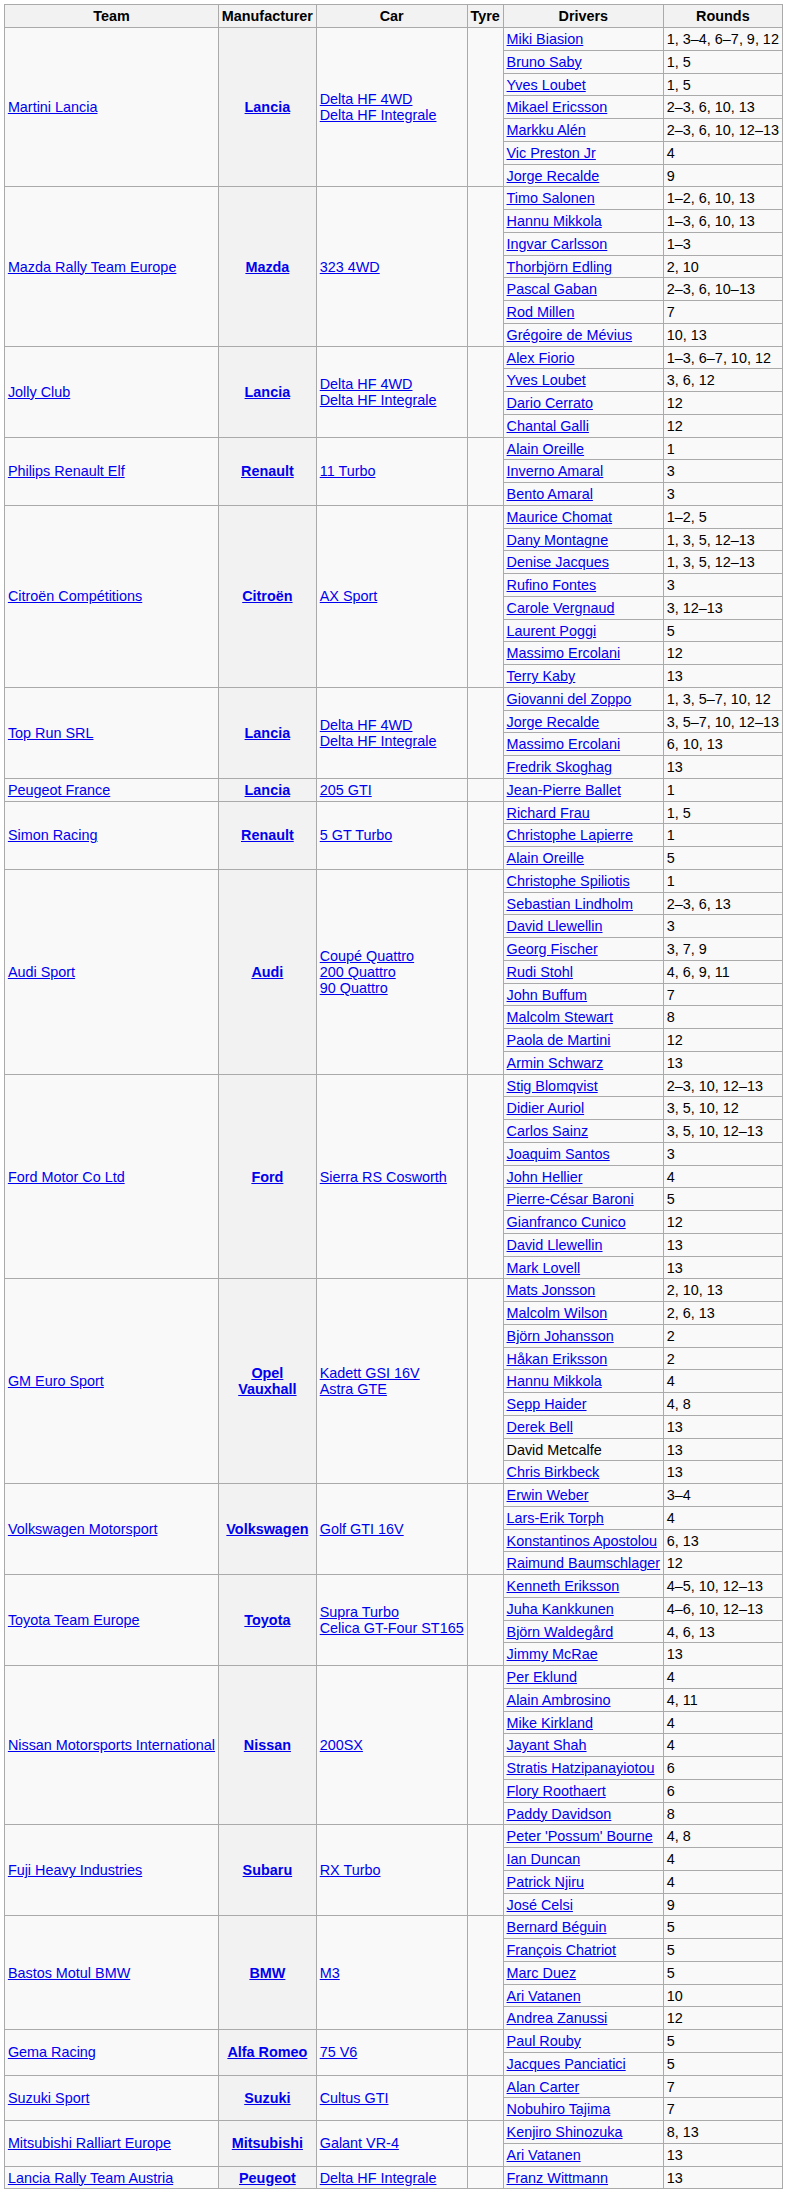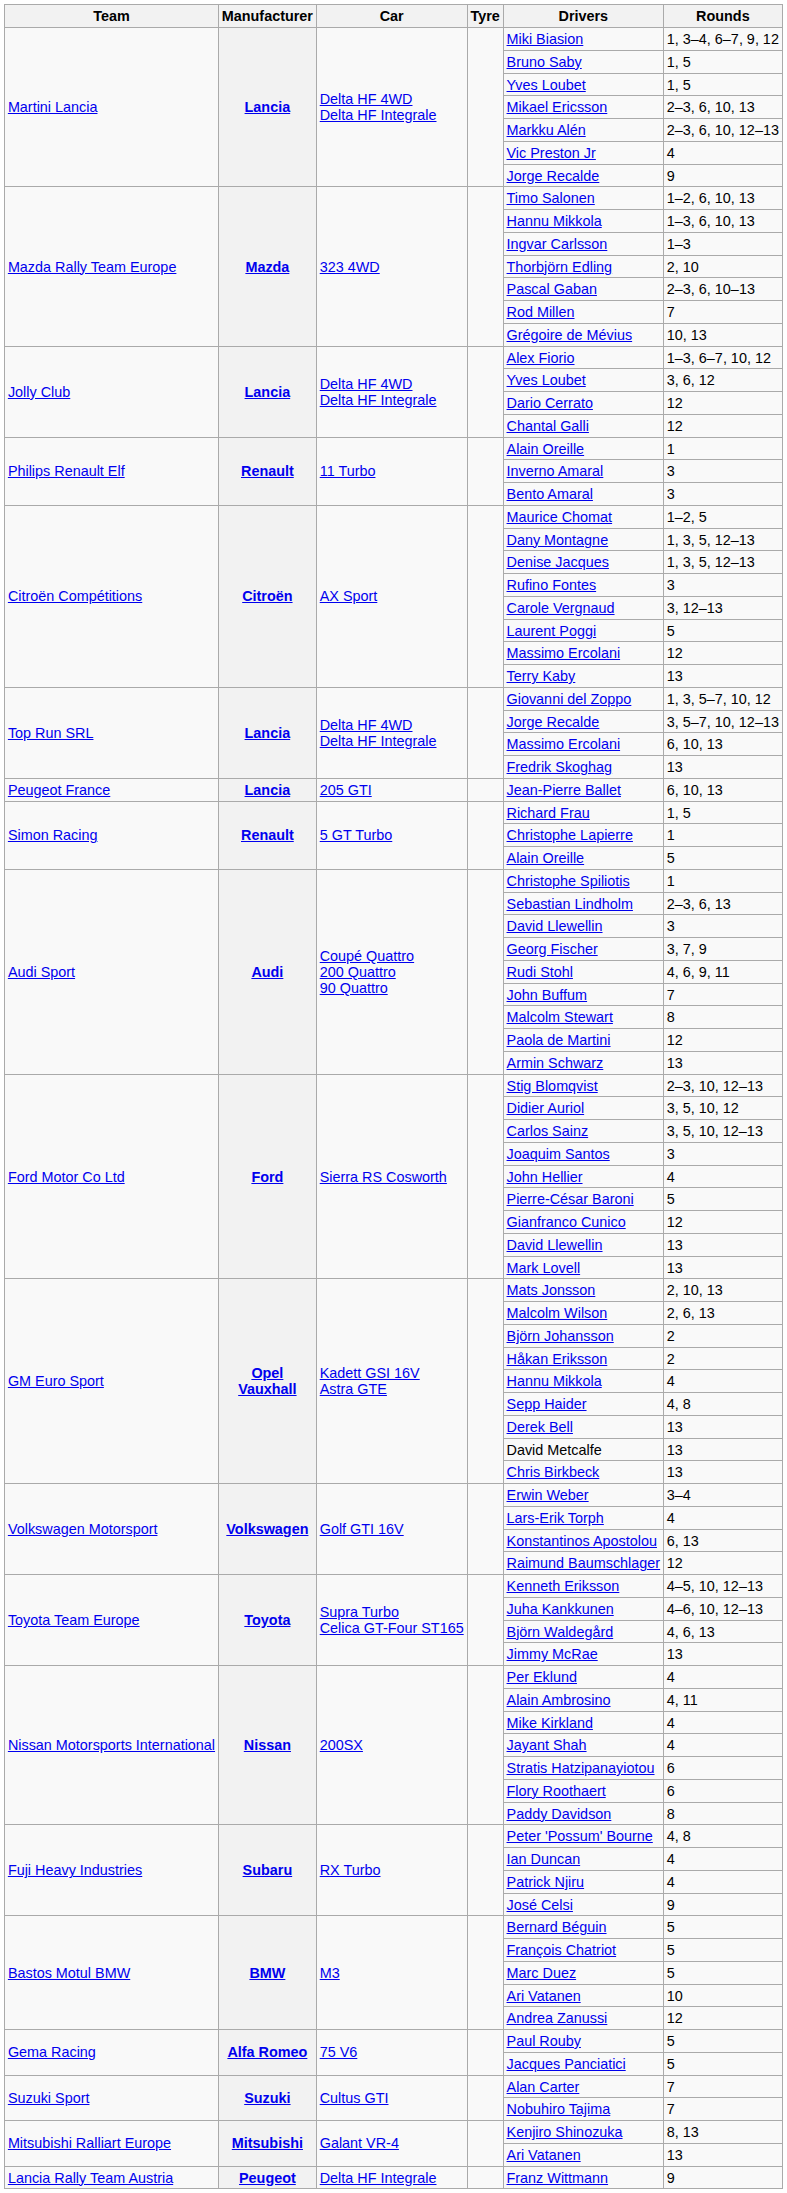(671, 790) 1 -> (695, 790) 6, 10, 13
(675, 2178) 13 -> (671, 2178) 9
